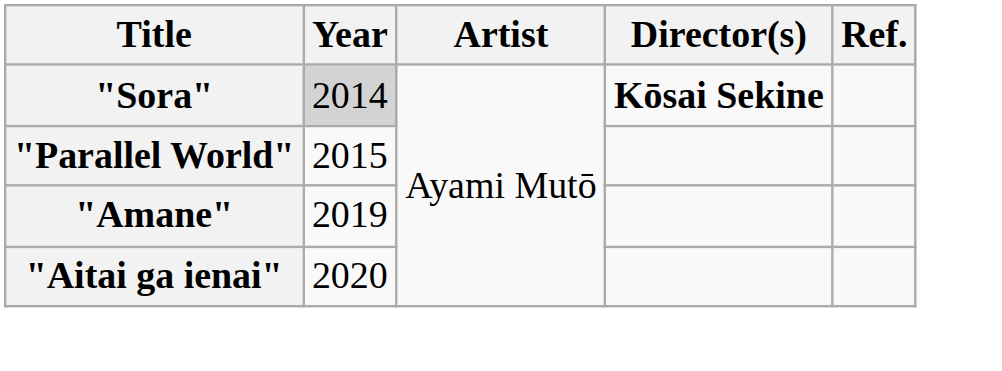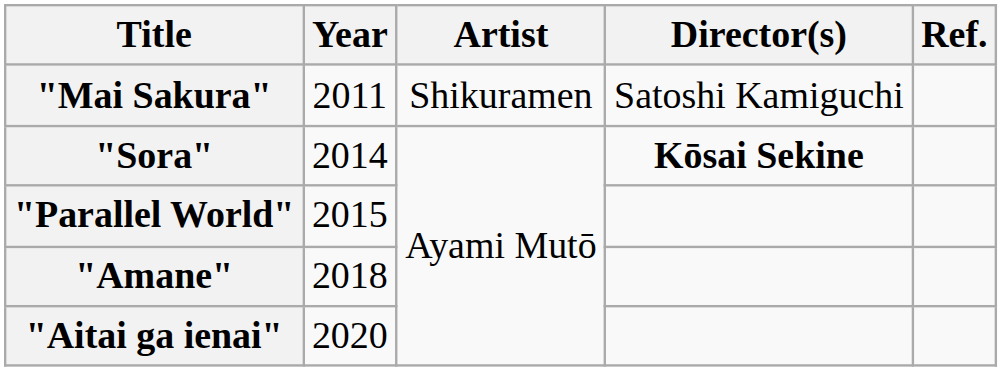+ row: (154, 94)
(350, 94) lightgrey background -> (350, 154) no background
(350, 214) 2019 -> (350, 275) 2018
